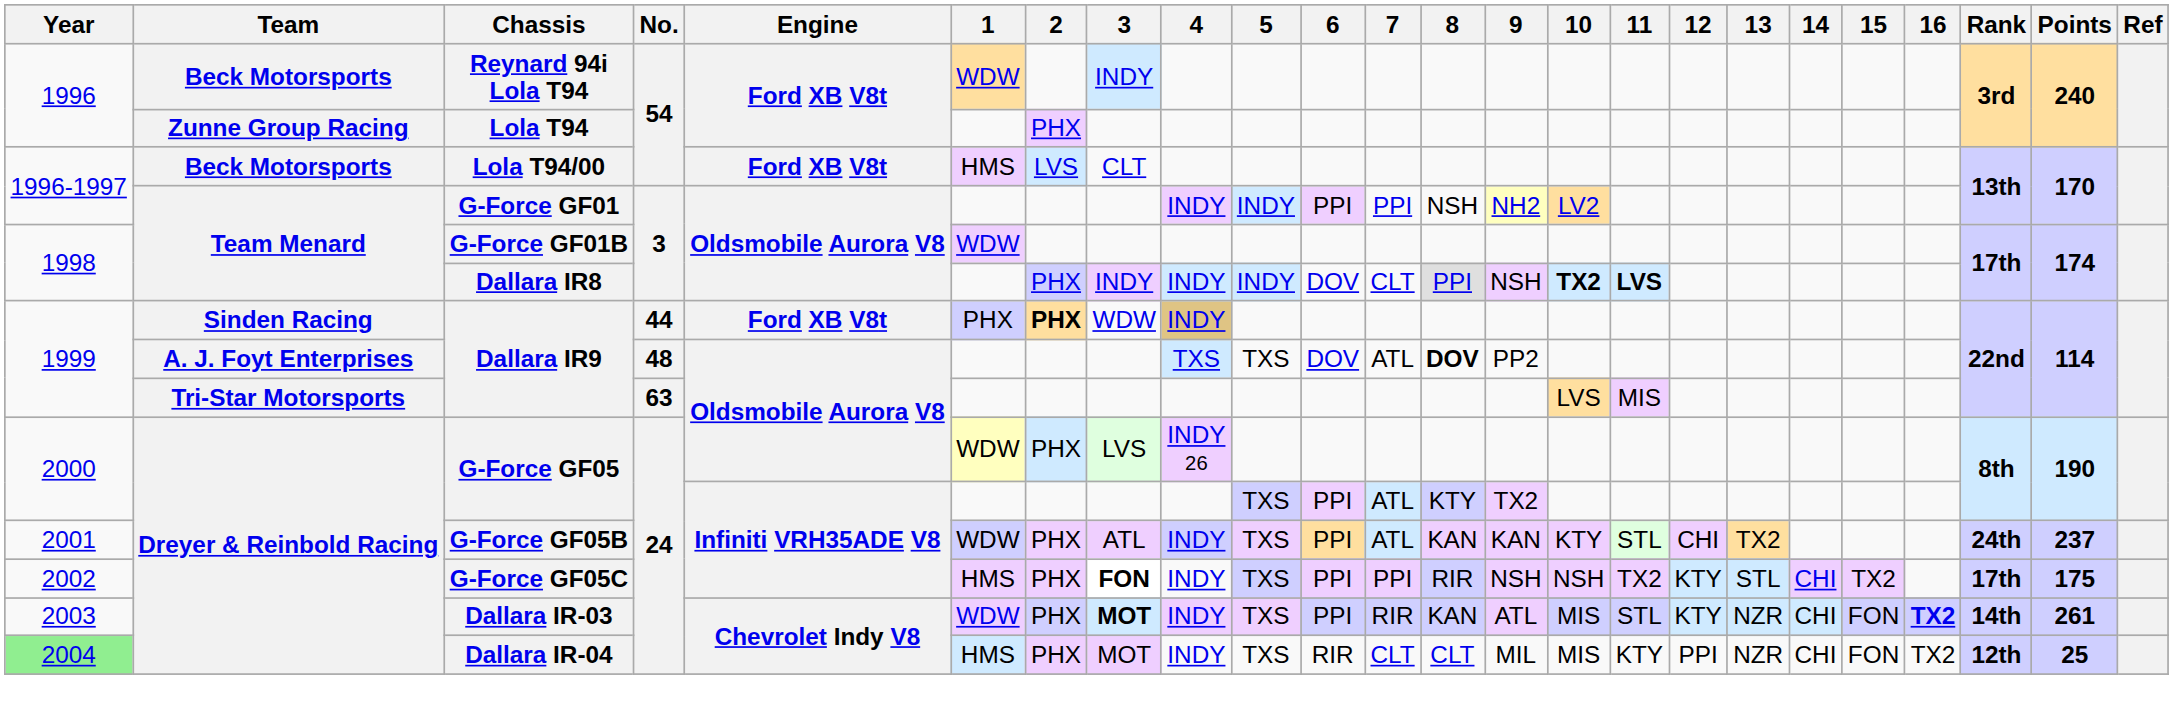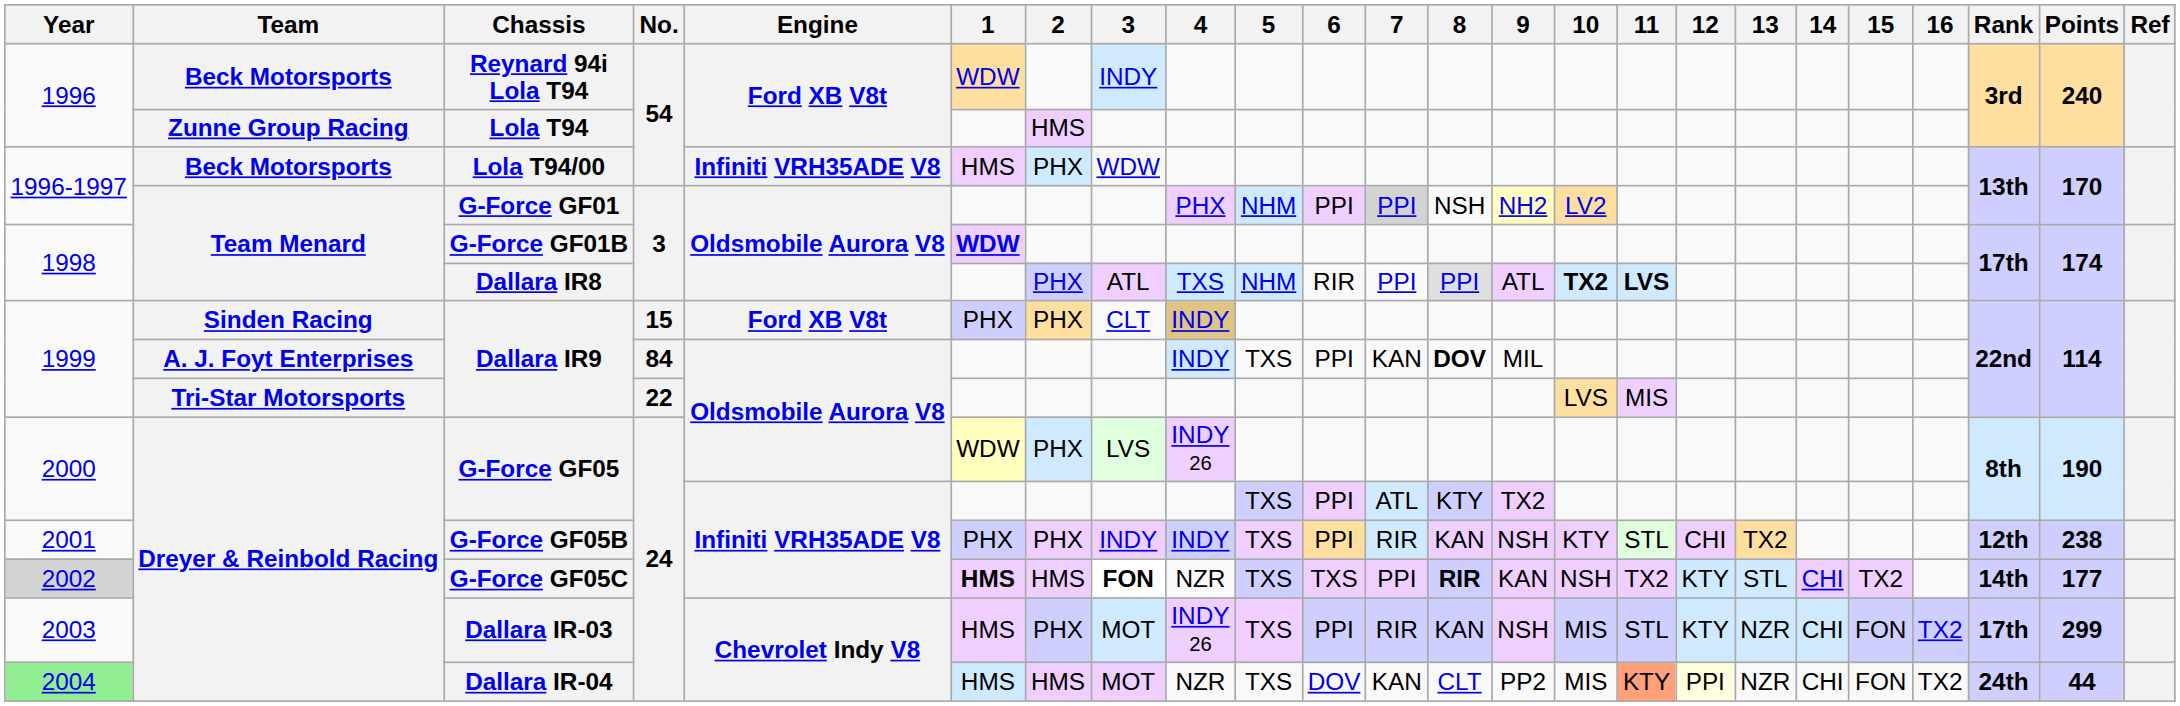(1056, 128) PHX -> (1058, 128) HMS
(817, 167) Ford XB V8t -> (817, 167) Infiniti VRH35ADE V8
(1056, 167) LVS -> (1058, 167) PHX
(1124, 167) CLT -> (1128, 167) WDW
(1196, 205) INDY -> (1200, 205) PHX
(1266, 205) INDY -> (1269, 205) NHM
(1393, 205) no background -> (1397, 205) lightgrey background
(988, 244) normal -> (988, 244) bold
(1124, 282) INDY -> (1128, 282) ATL
(1196, 282) INDY -> (1200, 282) TXS
(1266, 282) INDY -> (1269, 282) NHM
(1333, 282) DOV -> (1334, 282) RIR
(1393, 282) CLT -> (1397, 282) PPI
(1516, 282) NSH -> (1523, 282) ATL
(659, 321) 44 -> (659, 321) 15
(1056, 321) bold -> (1058, 321) normal
(1124, 321) WDW -> (1128, 321) CLT
(659, 359) 48 -> (659, 359) 84
(1196, 359) TXS -> (1200, 359) INDY
(1333, 359) DOV -> (1334, 359) PPI
(1393, 359) ATL -> (1397, 359) KAN
(1516, 359) PP2 -> (1523, 359) MIL
(659, 398) 63 -> (659, 398) 22
(988, 540) WDW -> (988, 540) PHX
(1124, 540) ATL -> (1128, 540) INDY
(1393, 540) ATL -> (1397, 540) RIR
(1516, 540) KAN -> (1523, 540) NSH
(1996, 540) 24th -> (2004, 540) 12th
(2075, 540) 237 -> (2082, 540) 238
(69, 578) no background -> (69, 578) lightgrey background
(988, 578) normal -> (988, 578) bold
(1056, 578) PHX -> (1058, 578) HMS
(1196, 578) INDY -> (1200, 578) NZR
(1333, 578) PPI -> (1334, 578) TXS
(1452, 578) normal -> (1460, 578) bold
(1516, 578) NSH -> (1523, 578) KAN
(1996, 578) 17th -> (2004, 578) 14th
(2075, 578) 175 -> (2082, 578) 177
(988, 617) WDW -> (988, 630) HMS
(1124, 617) bold -> (1128, 630) normal
(1196, 617) INDY -> (1200, 630) INDY 26
(1516, 617) ATL -> (1523, 630) NSH
(1933, 617) bold -> (1940, 630) normal
(1996, 617) 14th -> (2004, 630) 17th
(2075, 617) 261 -> (2082, 630) 299
(1056, 655) PHX -> (1058, 682) HMS
(1196, 655) INDY -> (1200, 682) NZR
(1333, 655) RIR -> (1334, 682) DOV
(1393, 655) CLT -> (1397, 682) KAN
(1516, 655) MIL -> (1523, 682) PP2
(1639, 655) no background -> (1647, 682) lightsalmon background
(1698, 655) no background -> (1705, 682) lightyellow background
(1996, 655) 12th -> (2004, 682) 24th
(2075, 655) 25 -> (2082, 682) 44
